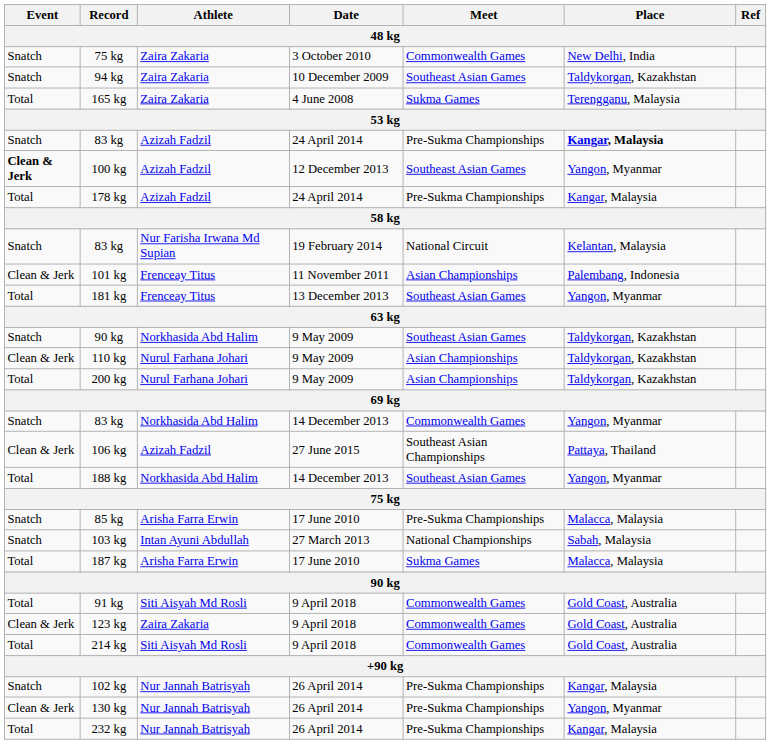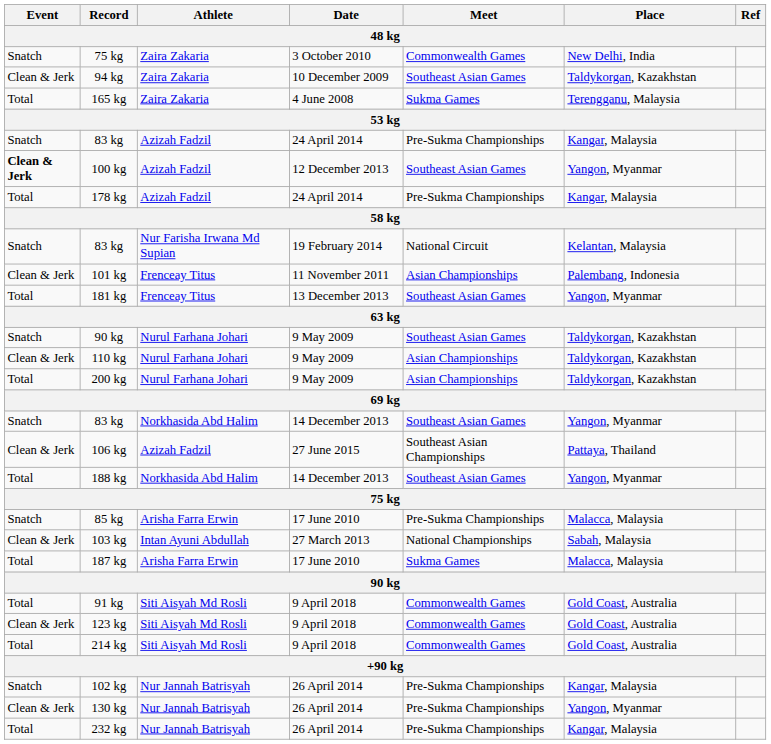(25, 78) Snatch -> (41, 78) Clean & Jerk
(615, 140) bold -> (612, 140) normal
(199, 337) Norkhasida Abd Halim -> (194, 337) Nurul Farhana Johari
(466, 421) Commonwealth Games -> (466, 421) Southeast Asian Games
(25, 540) Snatch -> (41, 540) Clean & Jerk
(175, 624) Zaira Zakaria -> (194, 624) Siti Aisyah Md Rosli
